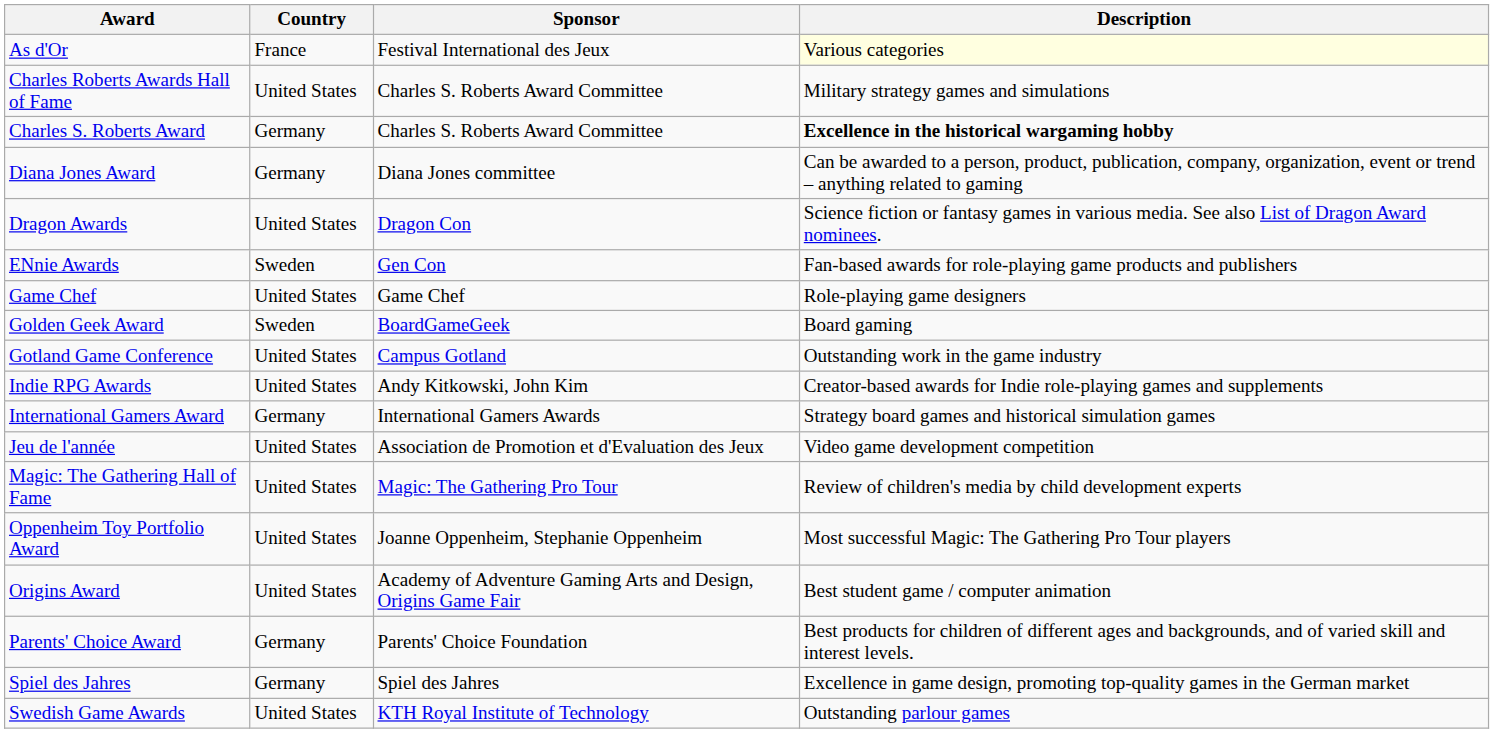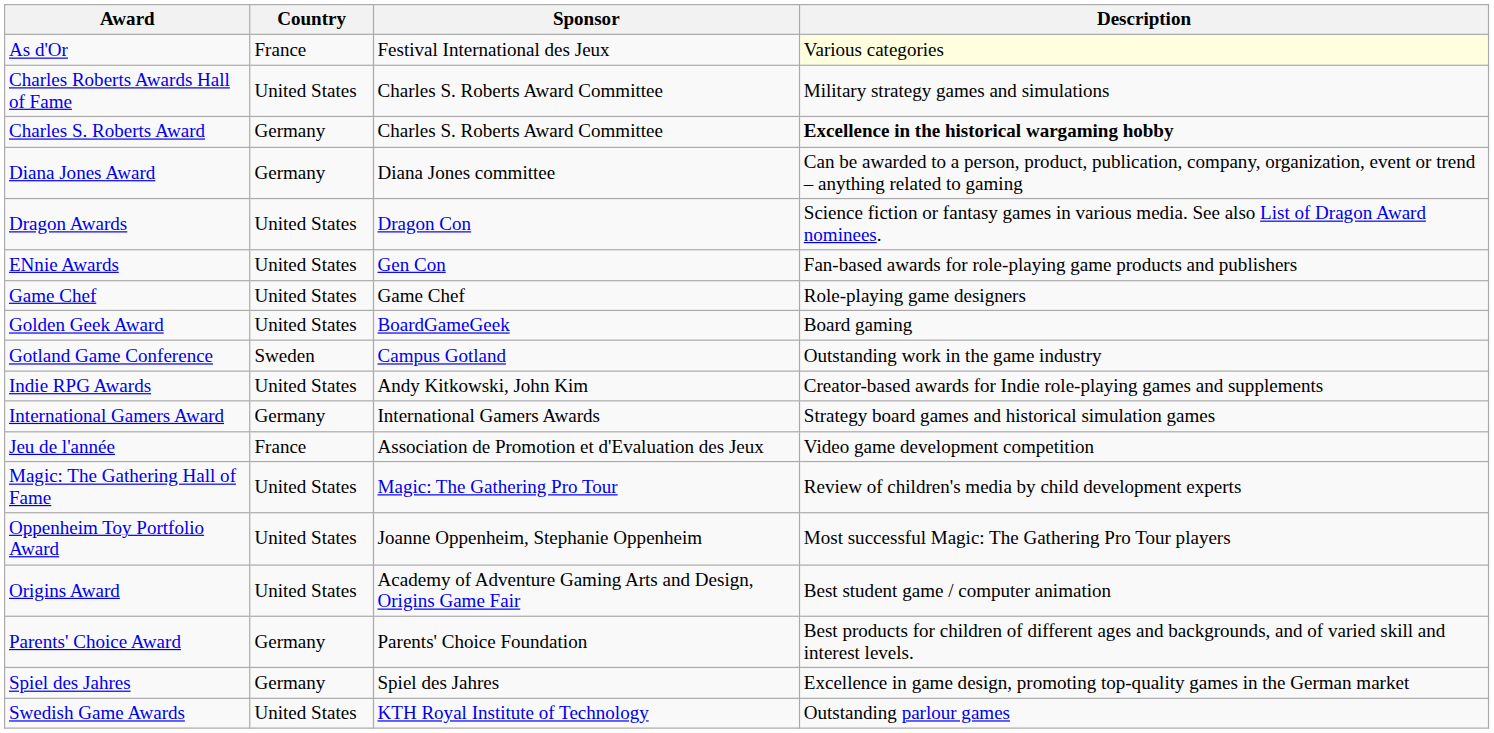(285, 265) Sweden -> (306, 265) United States
(285, 325) Sweden -> (306, 325) United States
(306, 355) United States -> (285, 355) Sweden
(306, 446) United States -> (280, 446) France
